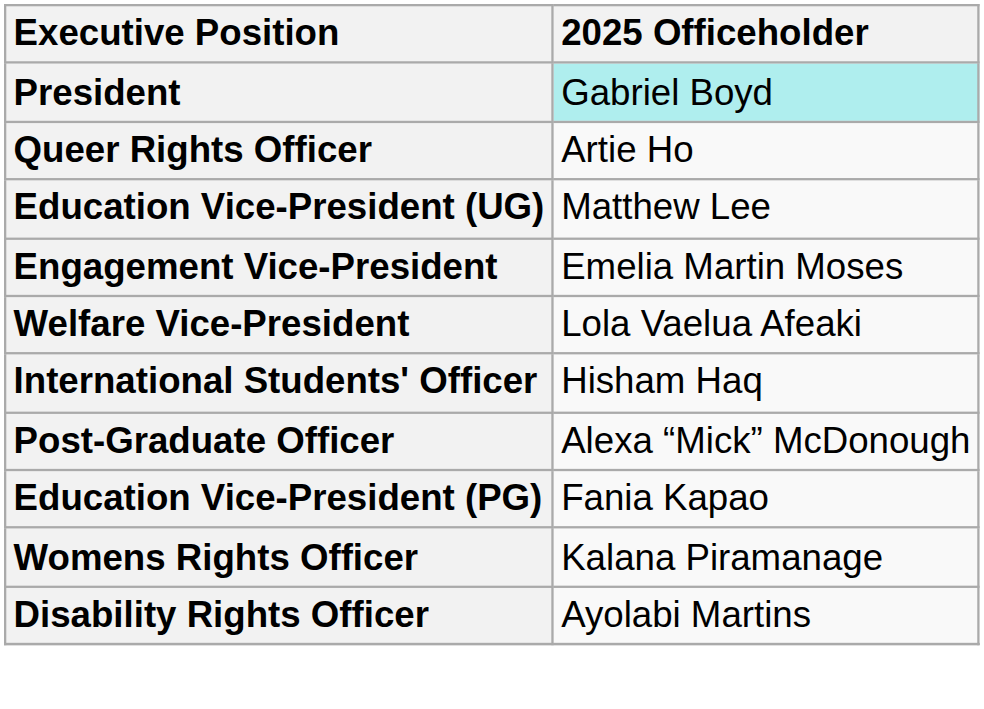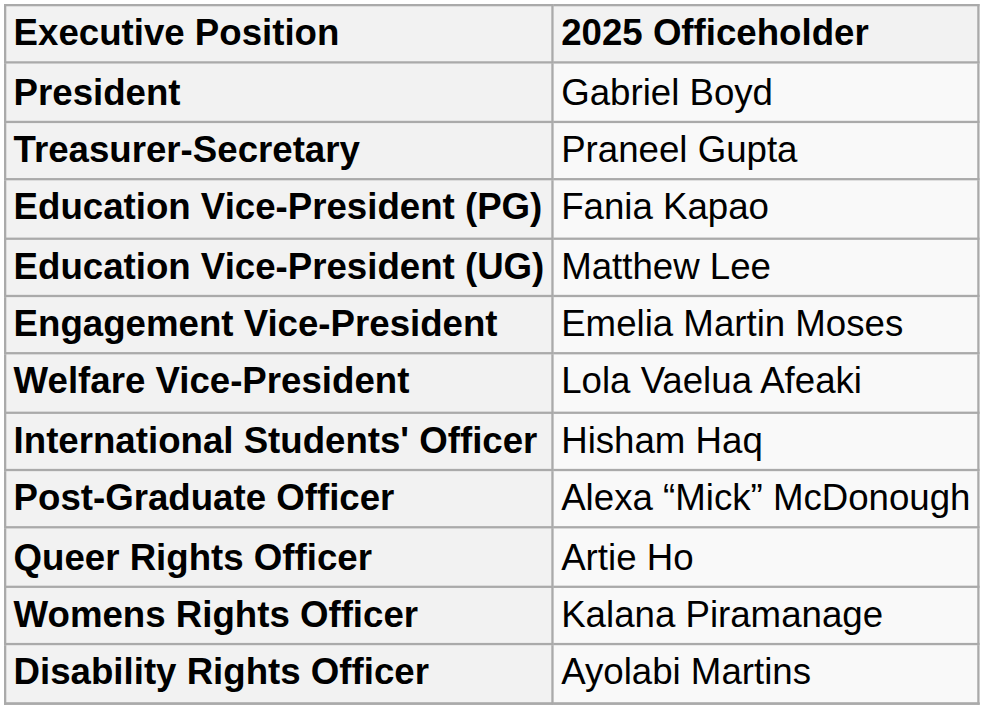(667, 91) paleturquoise background -> (667, 91) no background
+ row: (187, 149)
rows swapped: (278, 498) <-> (193, 149)
